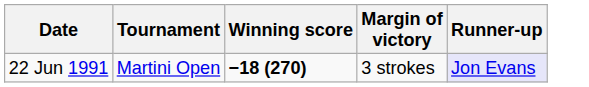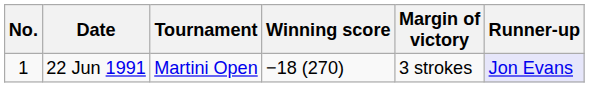+ column: (23, 29)
(268, 68) bold -> (305, 68) normal
